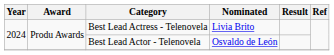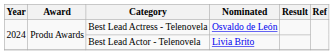(233, 27) Livia Brito -> (245, 27) Osvaldo de León
(245, 42) Osvaldo de León -> (233, 42) Livia Brito
